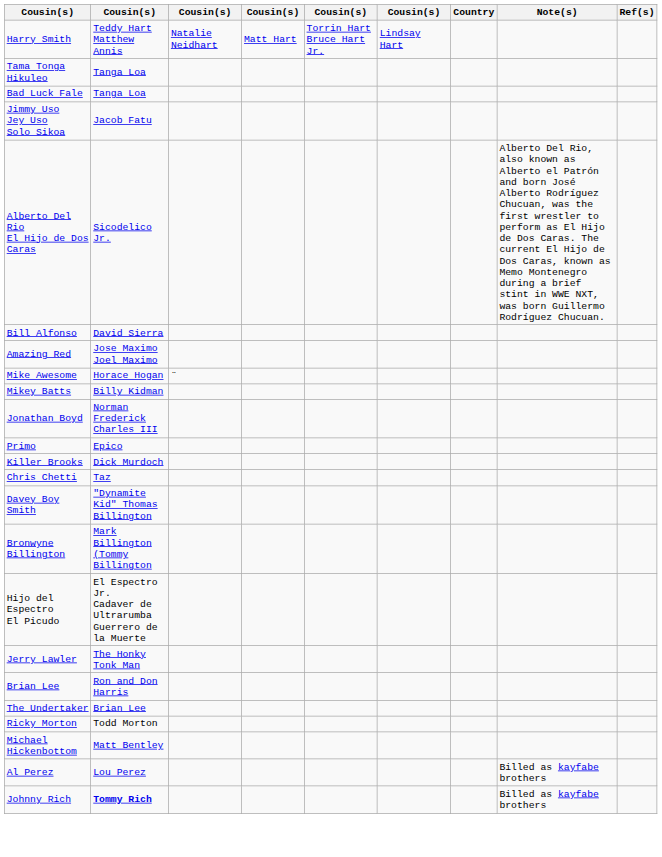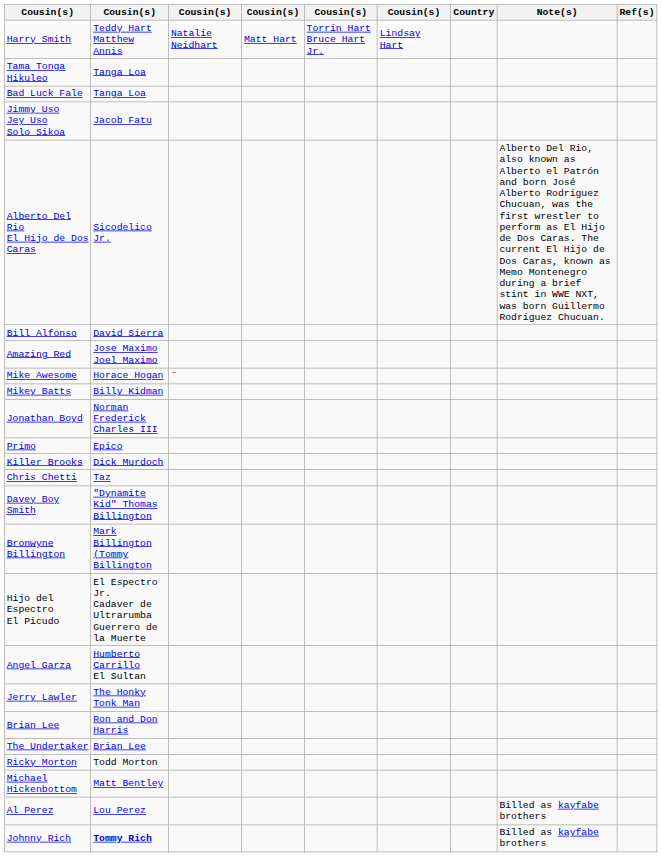+ row: (39, 665)
